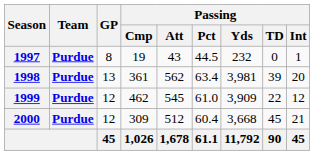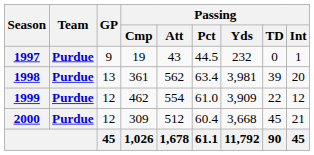(109, 56) 8 -> (109, 56) 9
(174, 98) 545 -> (174, 98) 554
